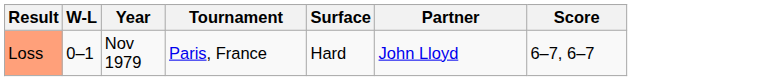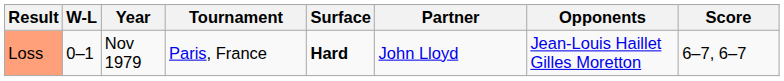+ column: (602, 17)
(328, 52) normal -> (329, 52) bold
